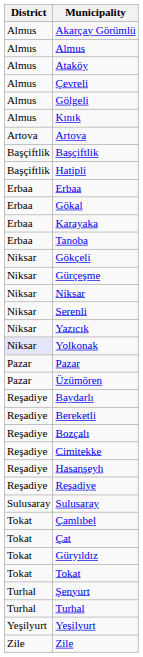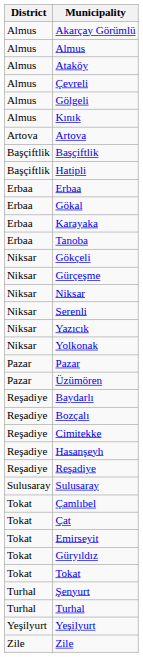(22, 345) lavender background -> (22, 345) no background
- row: (76, 415)
+ row: (77, 538)
